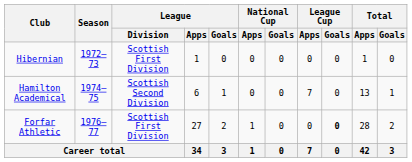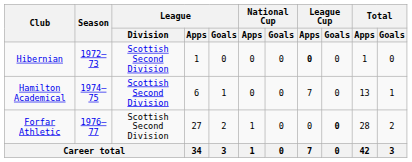(148, 59) Scottish First Division -> (148, 59) Scottish Second Division
(310, 59) normal -> (310, 59) bold
(148, 127) Scottish First Division -> (148, 127) Scottish Second Division
